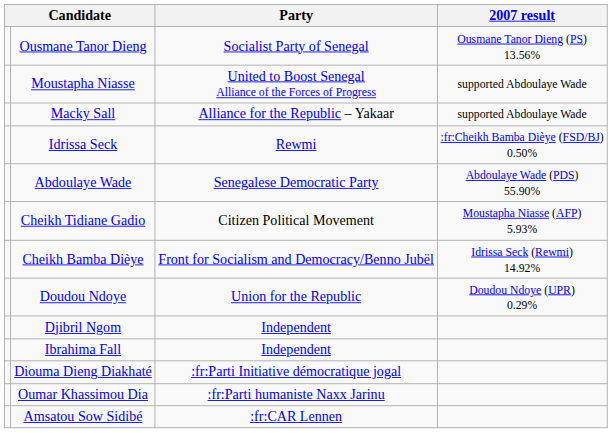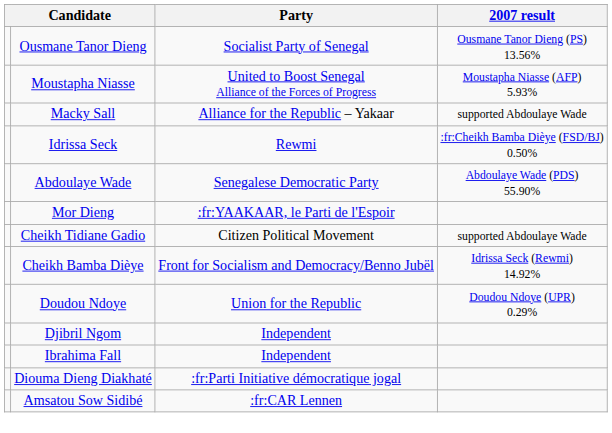(522, 84) supported Abdoulaye Wade -> (522, 84) Moustapha Niasse (AFP) 5.93%
+ row: (83, 213)
(522, 221) Moustapha Niasse (AFP) 5.93% -> (522, 236) supported Abdoulaye Wade
- row: (83, 394)
